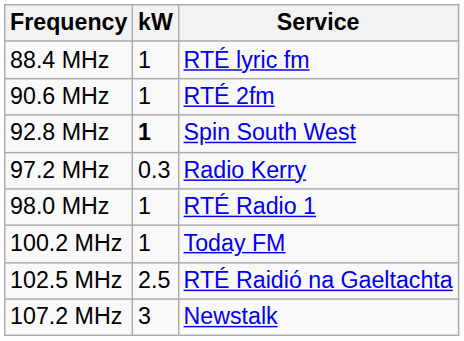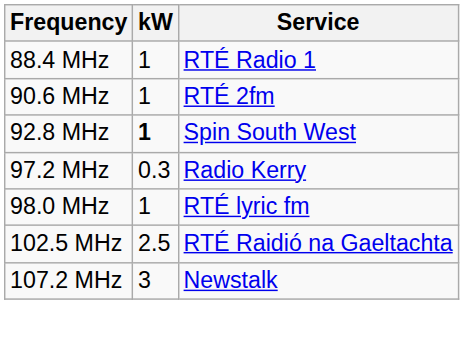(247, 59) RTÉ lyric fm -> (250, 59) RTÉ Radio 1
(250, 206) RTÉ Radio 1 -> (247, 206) RTÉ lyric fm
- row: (66, 243)
